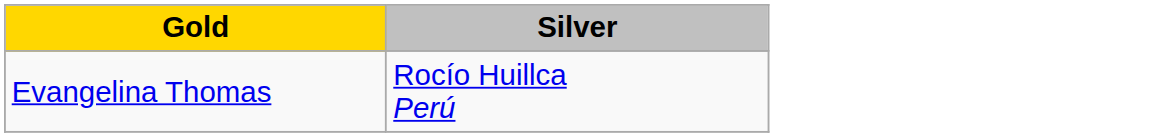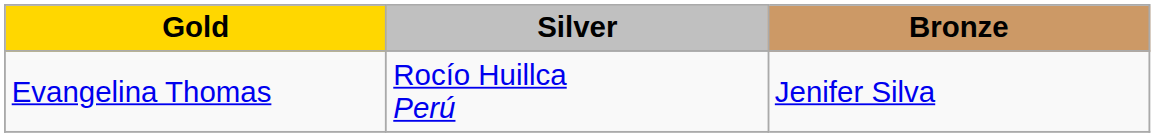+ column: (959, 27)
